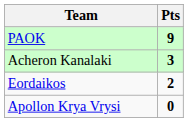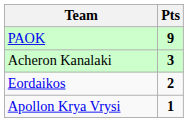(171, 106) 0 -> (171, 106) 1
